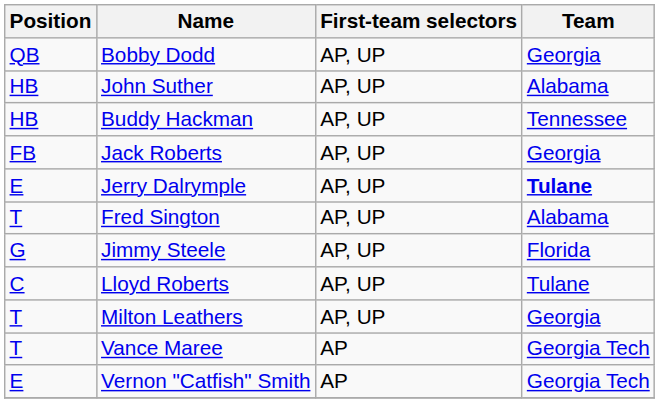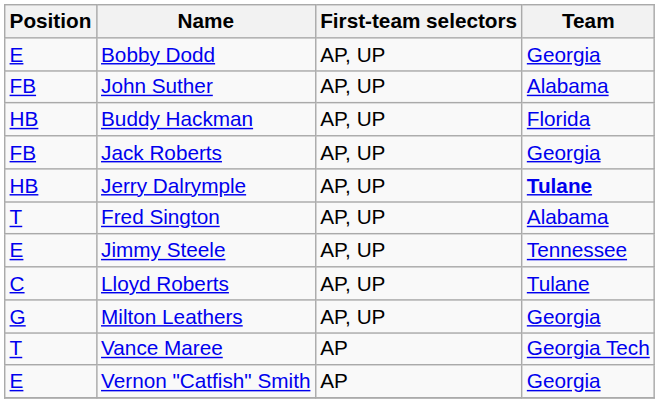(25, 54) QB -> (16, 54) E
(24, 87) HB -> (23, 87) FB
(577, 120) Tennessee -> (559, 120) Florida
(16, 185) E -> (24, 185) HB
(18, 251) G -> (16, 251) E
(559, 251) Florida -> (577, 251) Tennessee
(16, 316) T -> (18, 316) G
(588, 382) Georgia Tech -> (564, 382) Georgia
